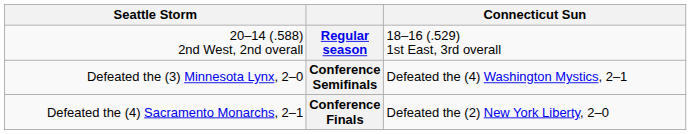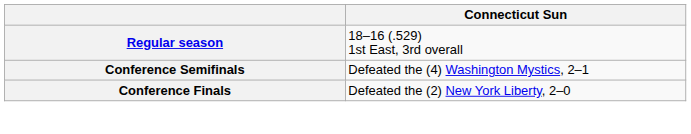- column: (155, 15)
